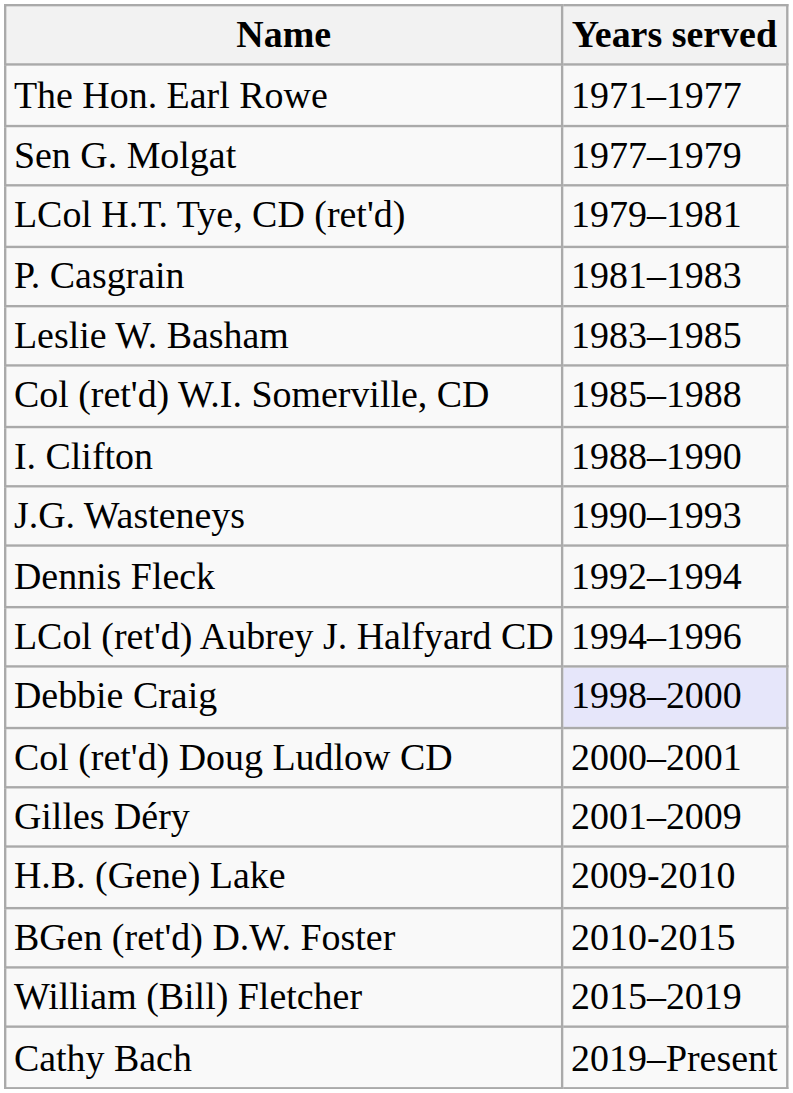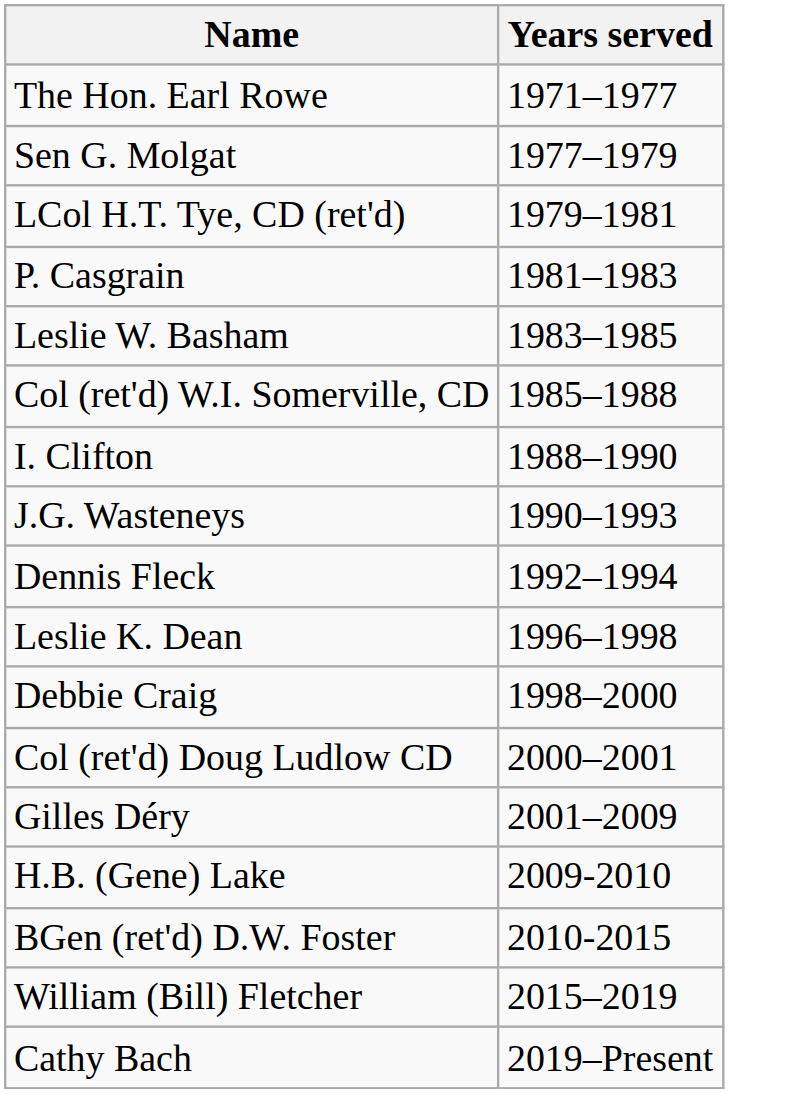- row: (284, 635)
+ row: (128, 635)
(656, 696) lavender background -> (592, 696) no background
